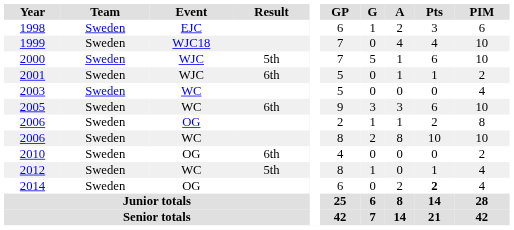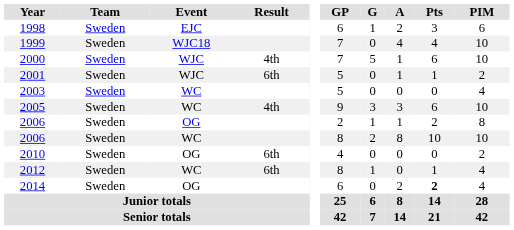(271, 59) 5th -> (271, 59) 4th
(271, 106) 6th -> (271, 106) 4th
(271, 170) 5th -> (271, 170) 6th
